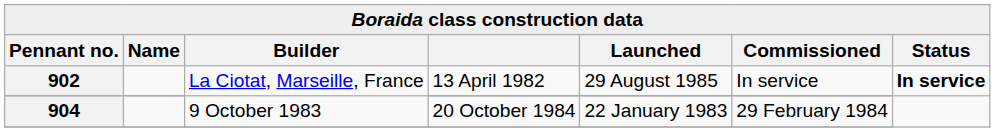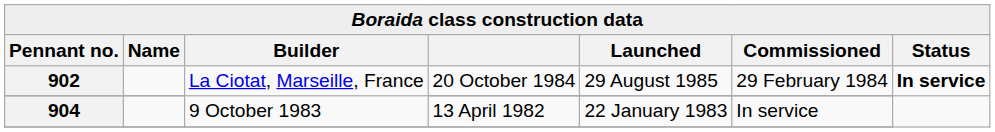(489, 80) 13 April 1982 -> (504, 80) 20 October 1984
(777, 80) In service -> (812, 80) 29 February 1984
(504, 111) 20 October 1984 -> (489, 111) 13 April 1982
(812, 111) 29 February 1984 -> (777, 111) In service
